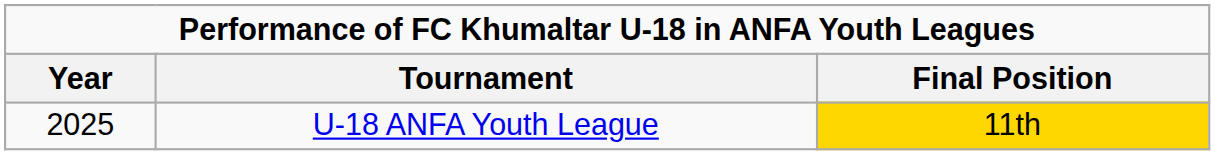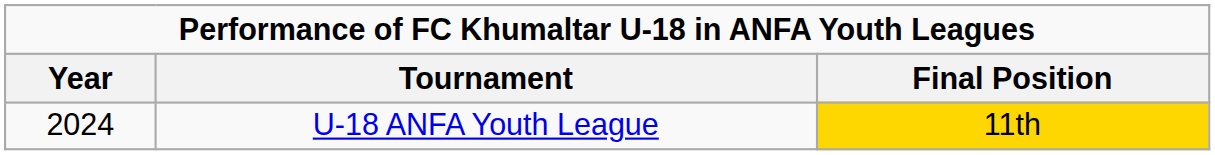(80, 126) 2025 -> (80, 126) 2024
